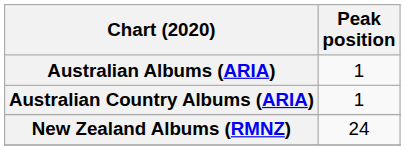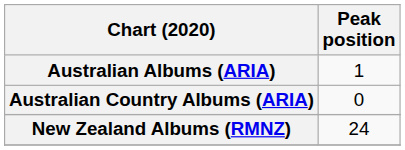(359, 99) 1 -> (359, 99) 0
